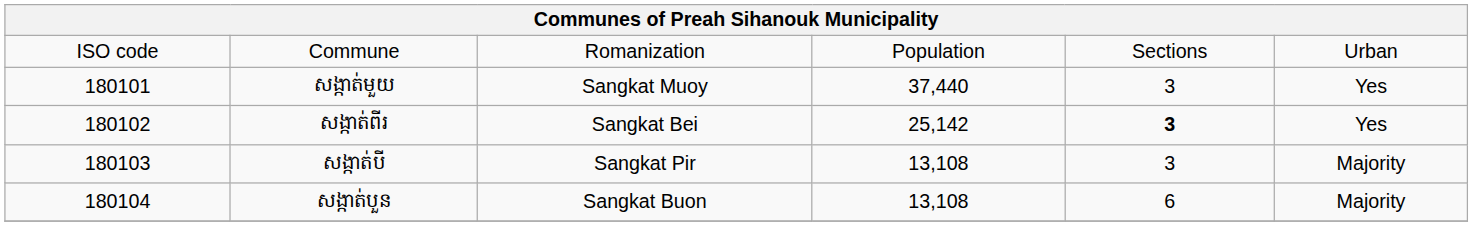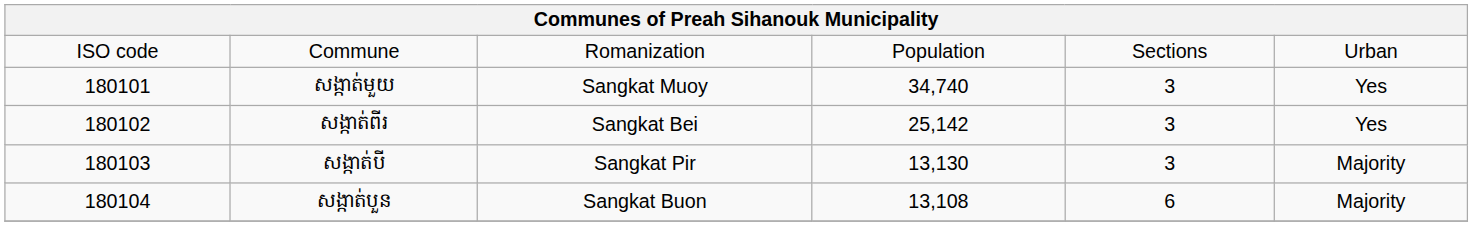(938, 86) 37,440 -> (938, 86) 34,740
(1170, 124) bold -> (1170, 124) normal
(938, 163) 13,108 -> (938, 163) 13,130
